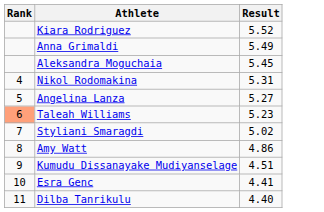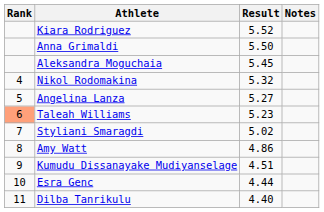+ column: (300, 13)
(261, 47) 5.49 -> (261, 47) 5.50
(261, 81) 5.31 -> (261, 81) 5.32
(261, 182) 4.41 -> (261, 182) 4.44
